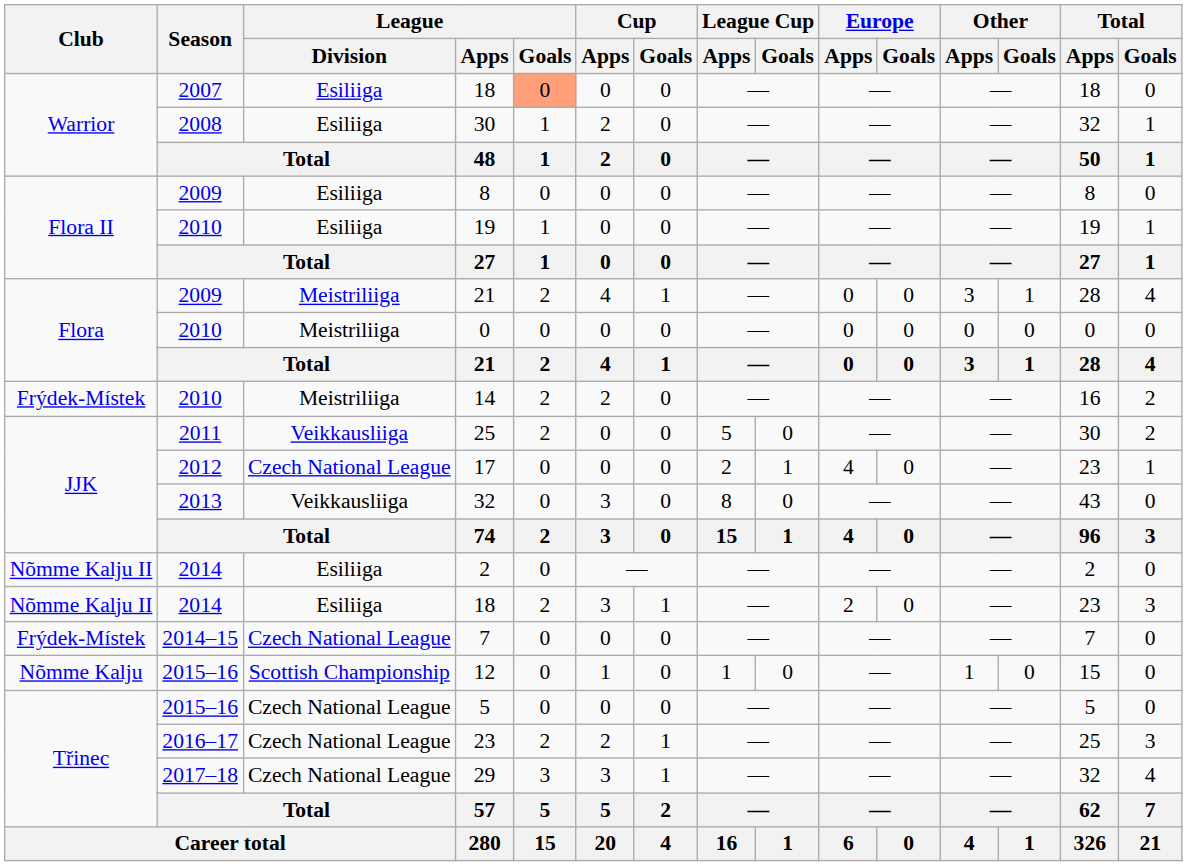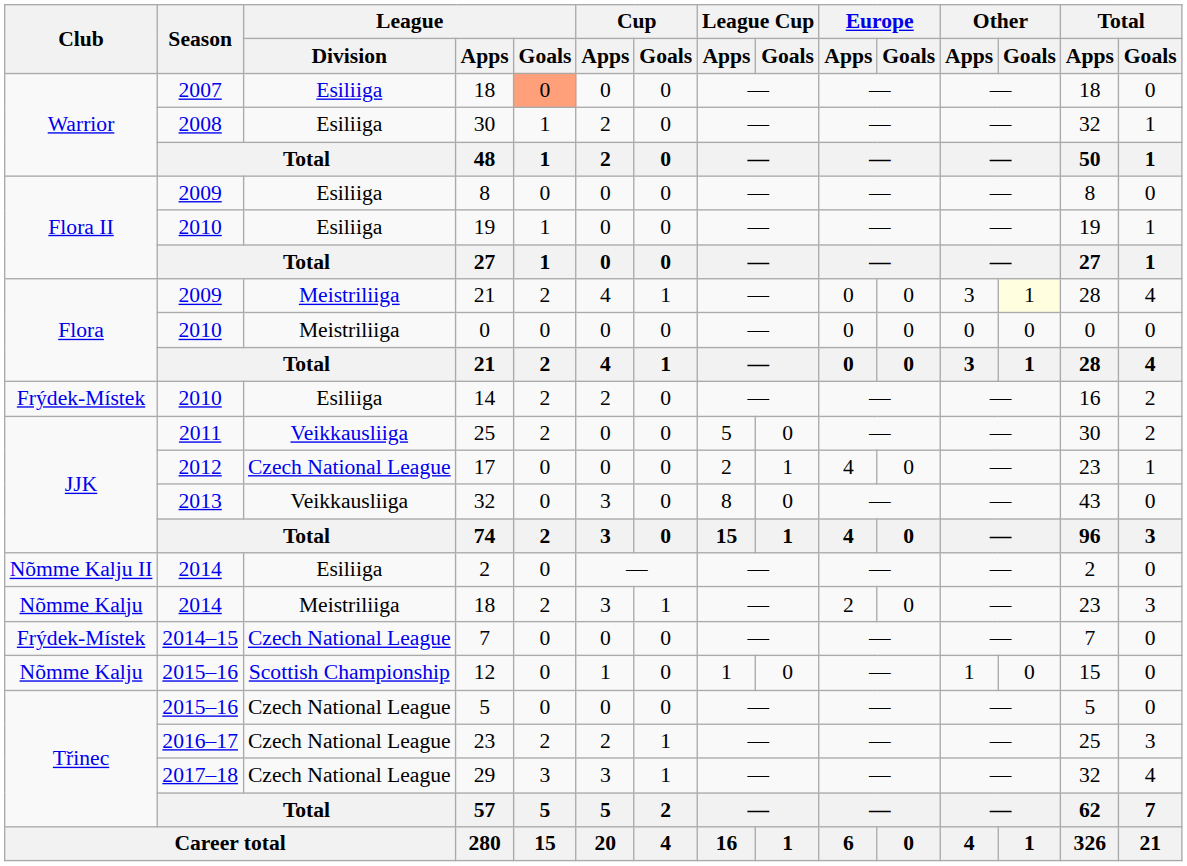(1029, 295) no background -> (1029, 295) lightyellow background
(349, 398) Meistriliiga -> (349, 398) Esiliiga
(81, 603) Nõmme Kalju II -> (81, 603) Nõmme Kalju
(349, 603) Esiliiga -> (349, 603) Meistriliiga
